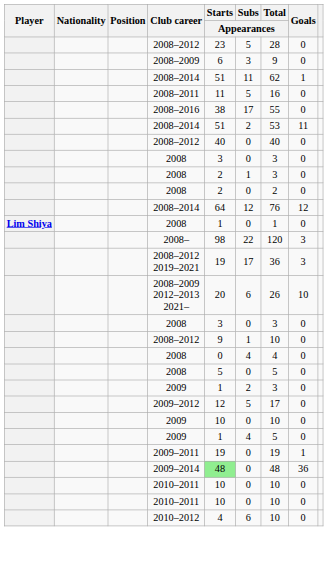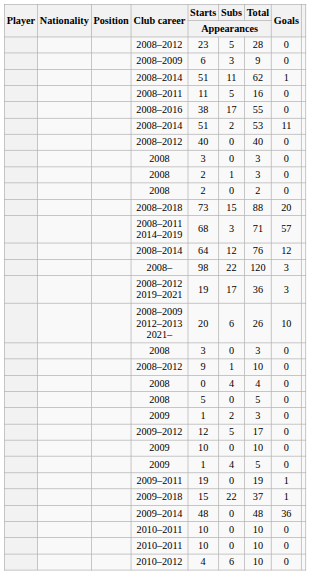+ row: (21, 207)
+ row: (21, 229)
- row: (29, 223)
+ row: (21, 497)
(220, 469) lightgreen background -> (203, 513) no background
